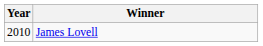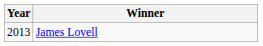(19, 32) 2010 -> (19, 32) 2013
